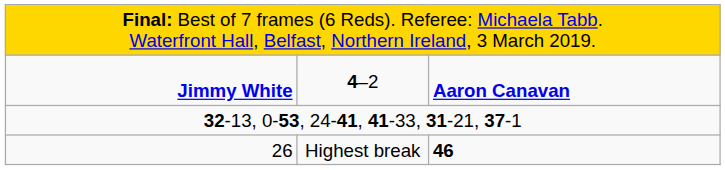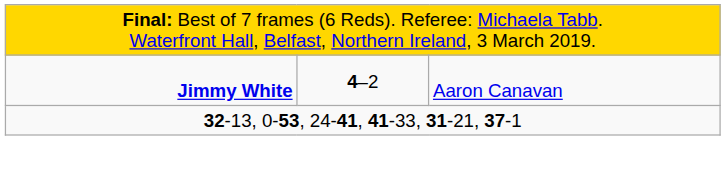(501, 91) bold -> (498, 91) normal
- row: (282, 150)
